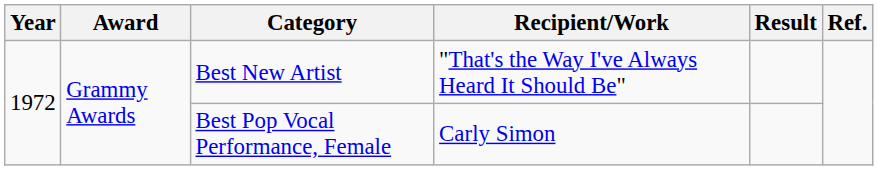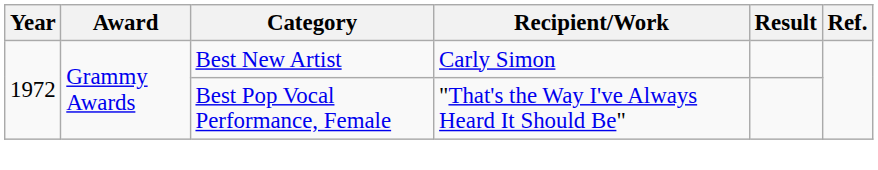(568, 71) "That's the Way I've Always Heard It Should Be" -> (497, 58) Carly Simon
(497, 133) Carly Simon -> (568, 108) "That's the Way I've Always Heard It Should Be"
